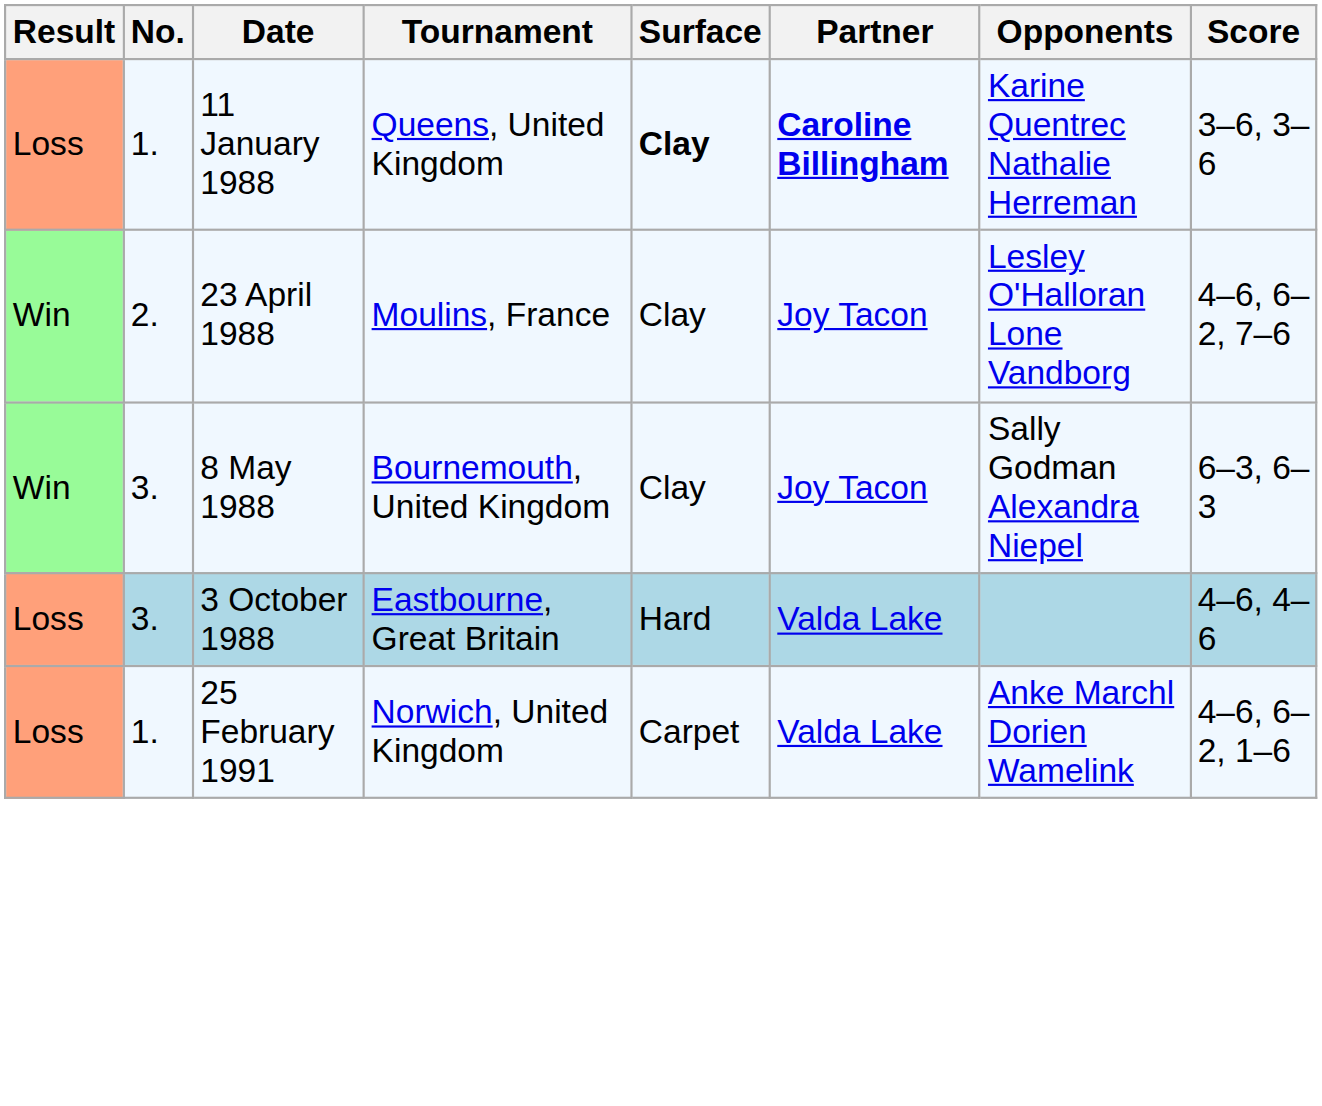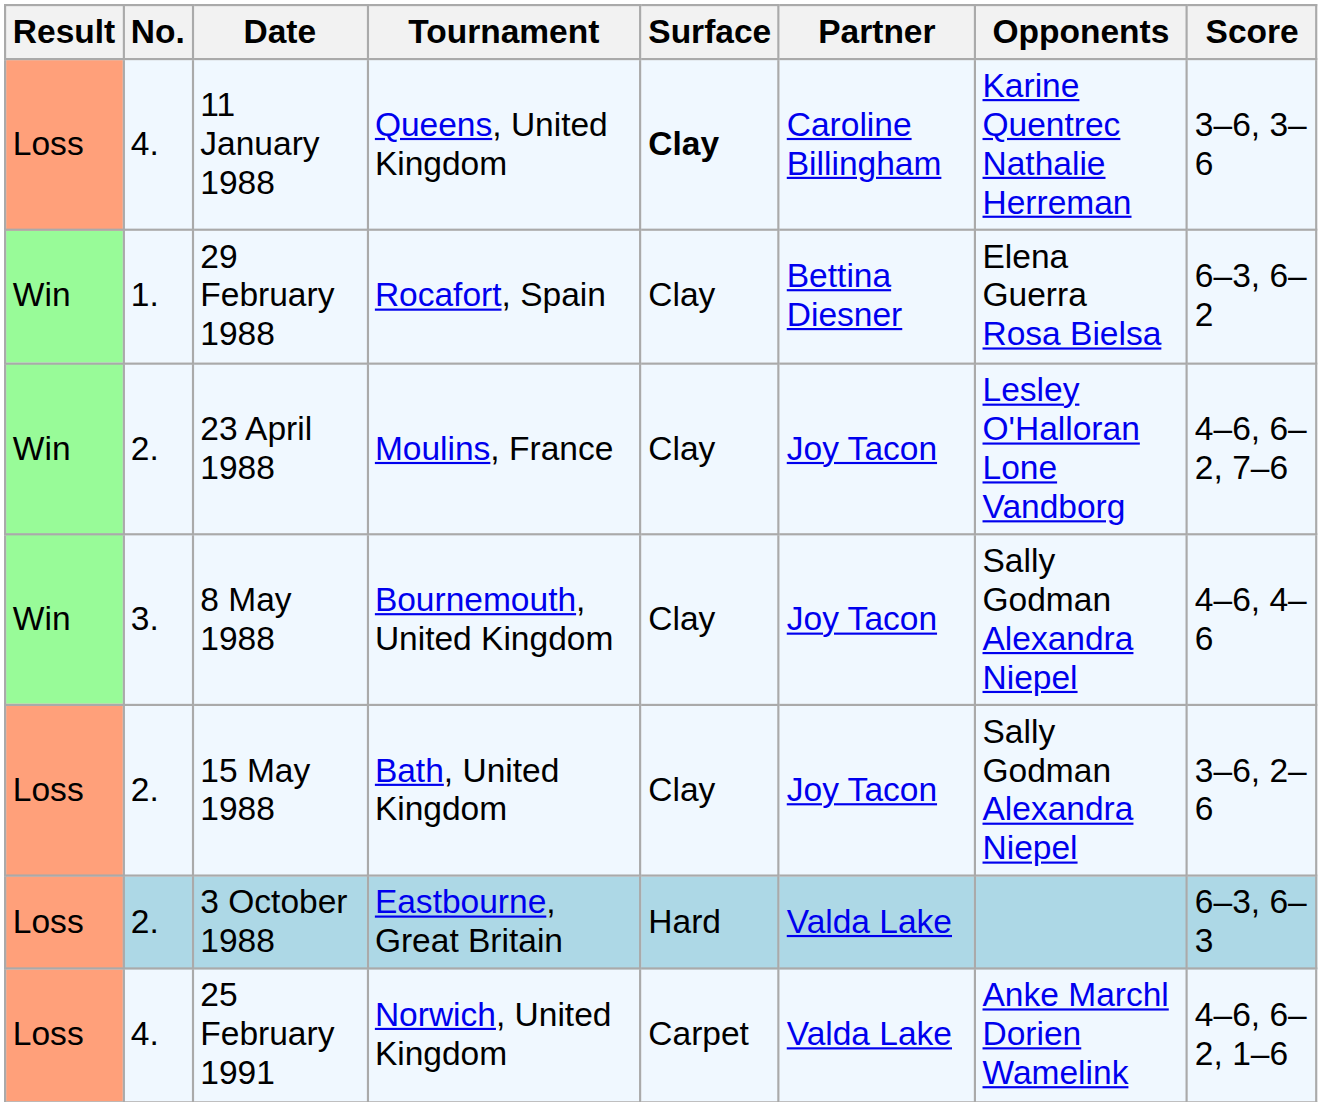(145, 143) 1. -> (145, 143) 4.
(863, 143) bold -> (864, 143) normal
+ row: (267, 295)
(1254, 486) 6–3, 6–3 -> (1251, 618) 4–6, 4–6
+ row: (255, 789)
(145, 618) 3. -> (145, 921) 2.
(1254, 618) 4–6, 4–6 -> (1251, 921) 6–3, 6–3
(145, 730) 1. -> (145, 1034) 4.
